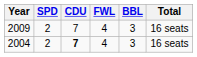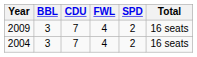columns swapped: (47, 12) <-> (132, 12)
(76, 44) bold -> (76, 44) normal
